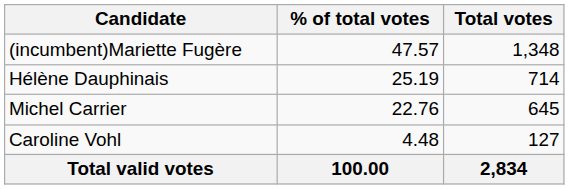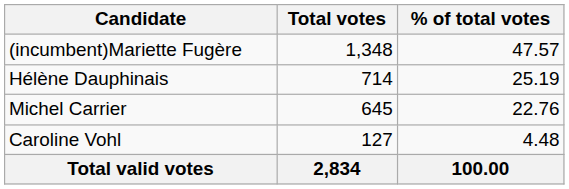columns swapped: (504, 19) <-> (360, 19)
